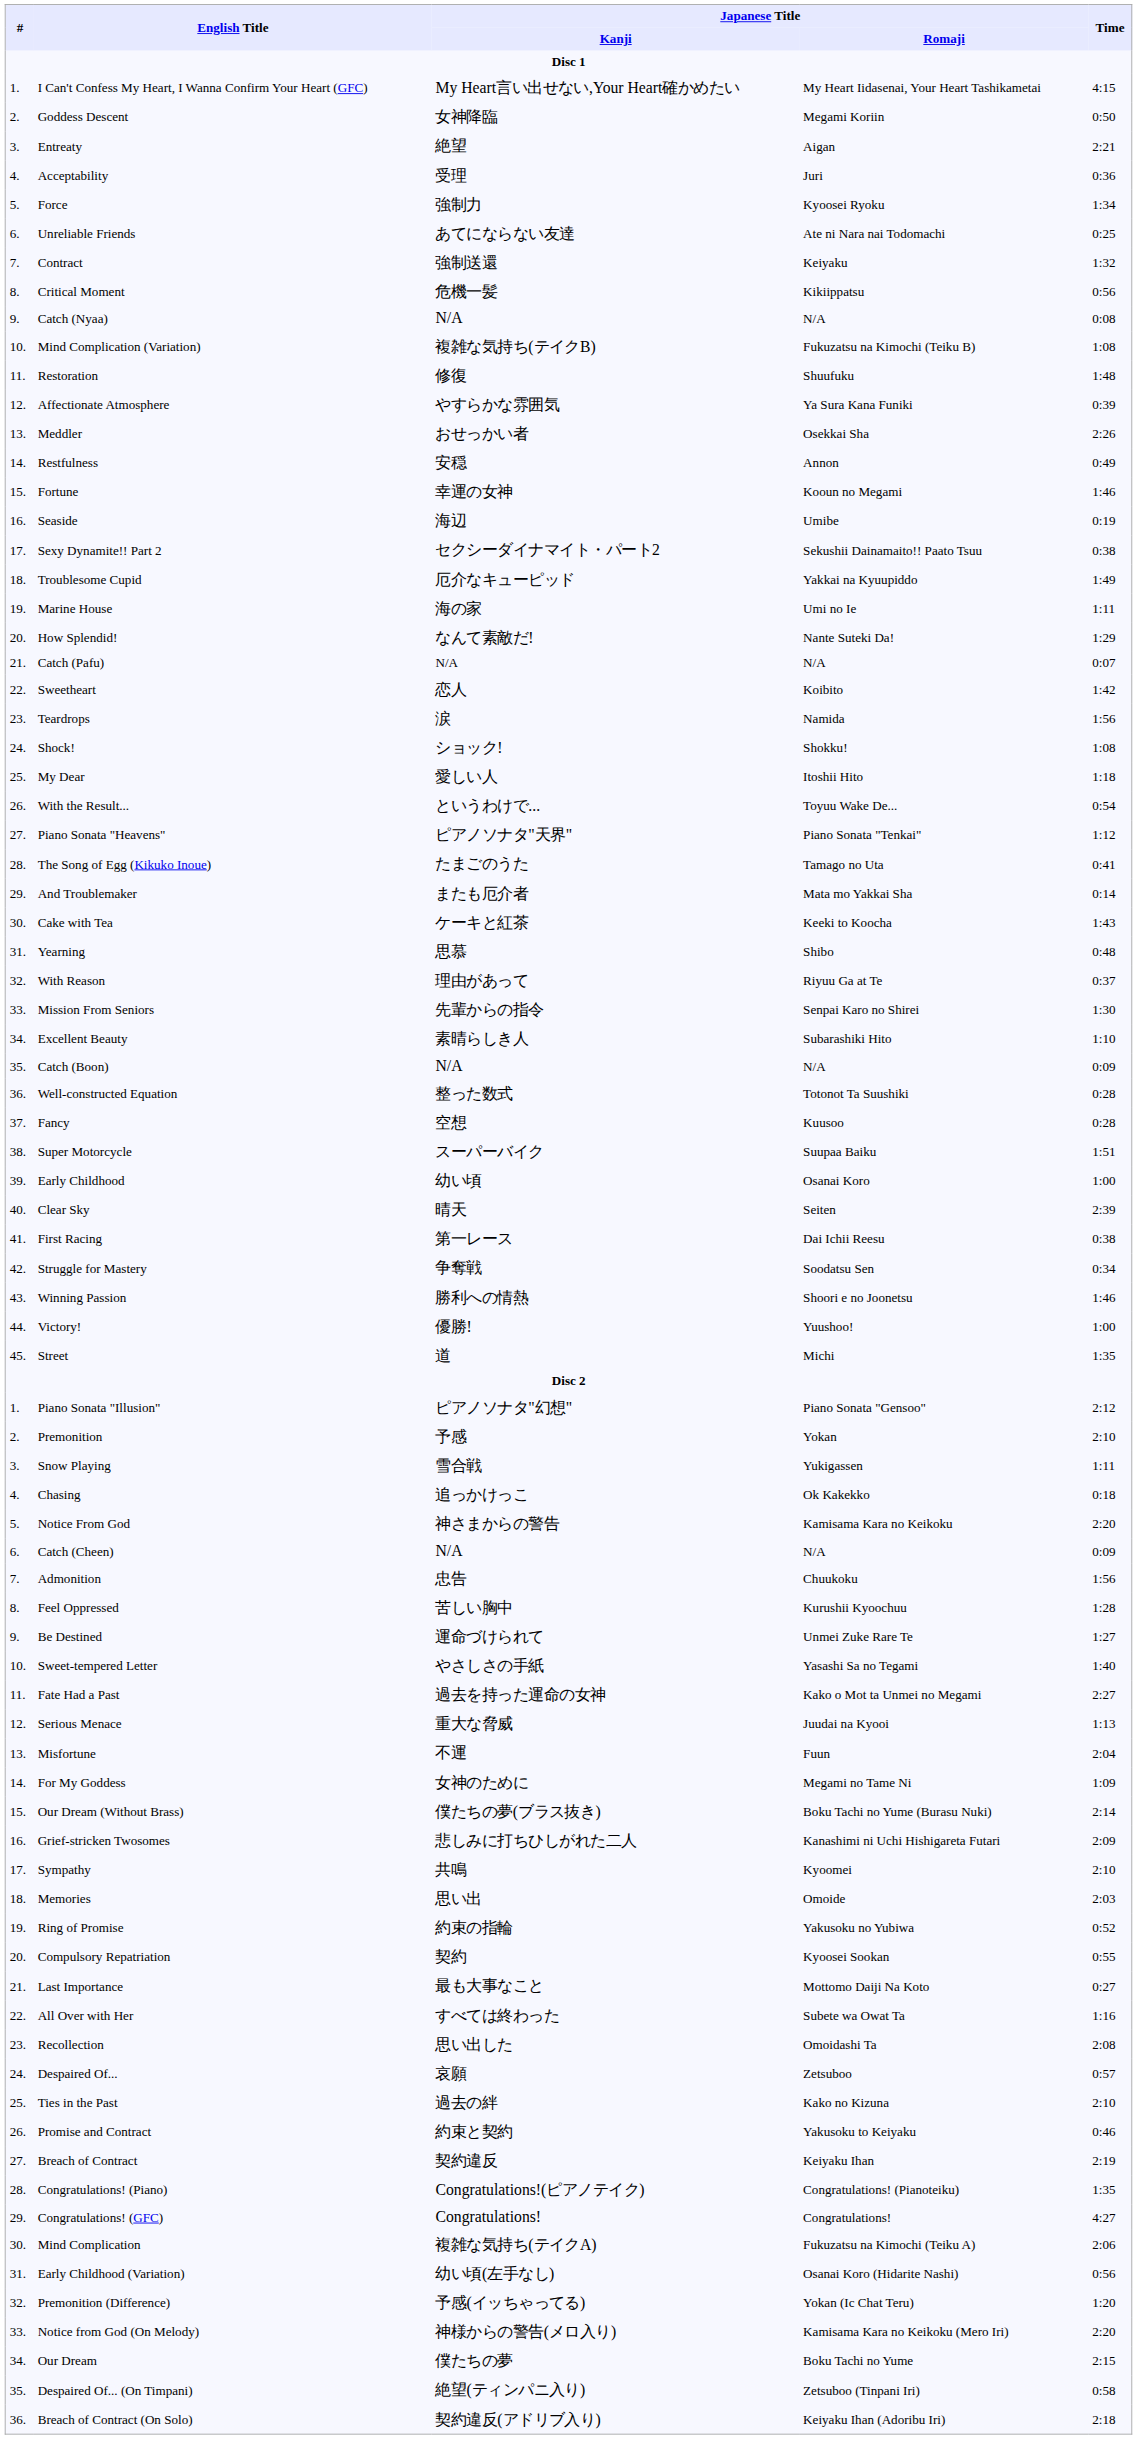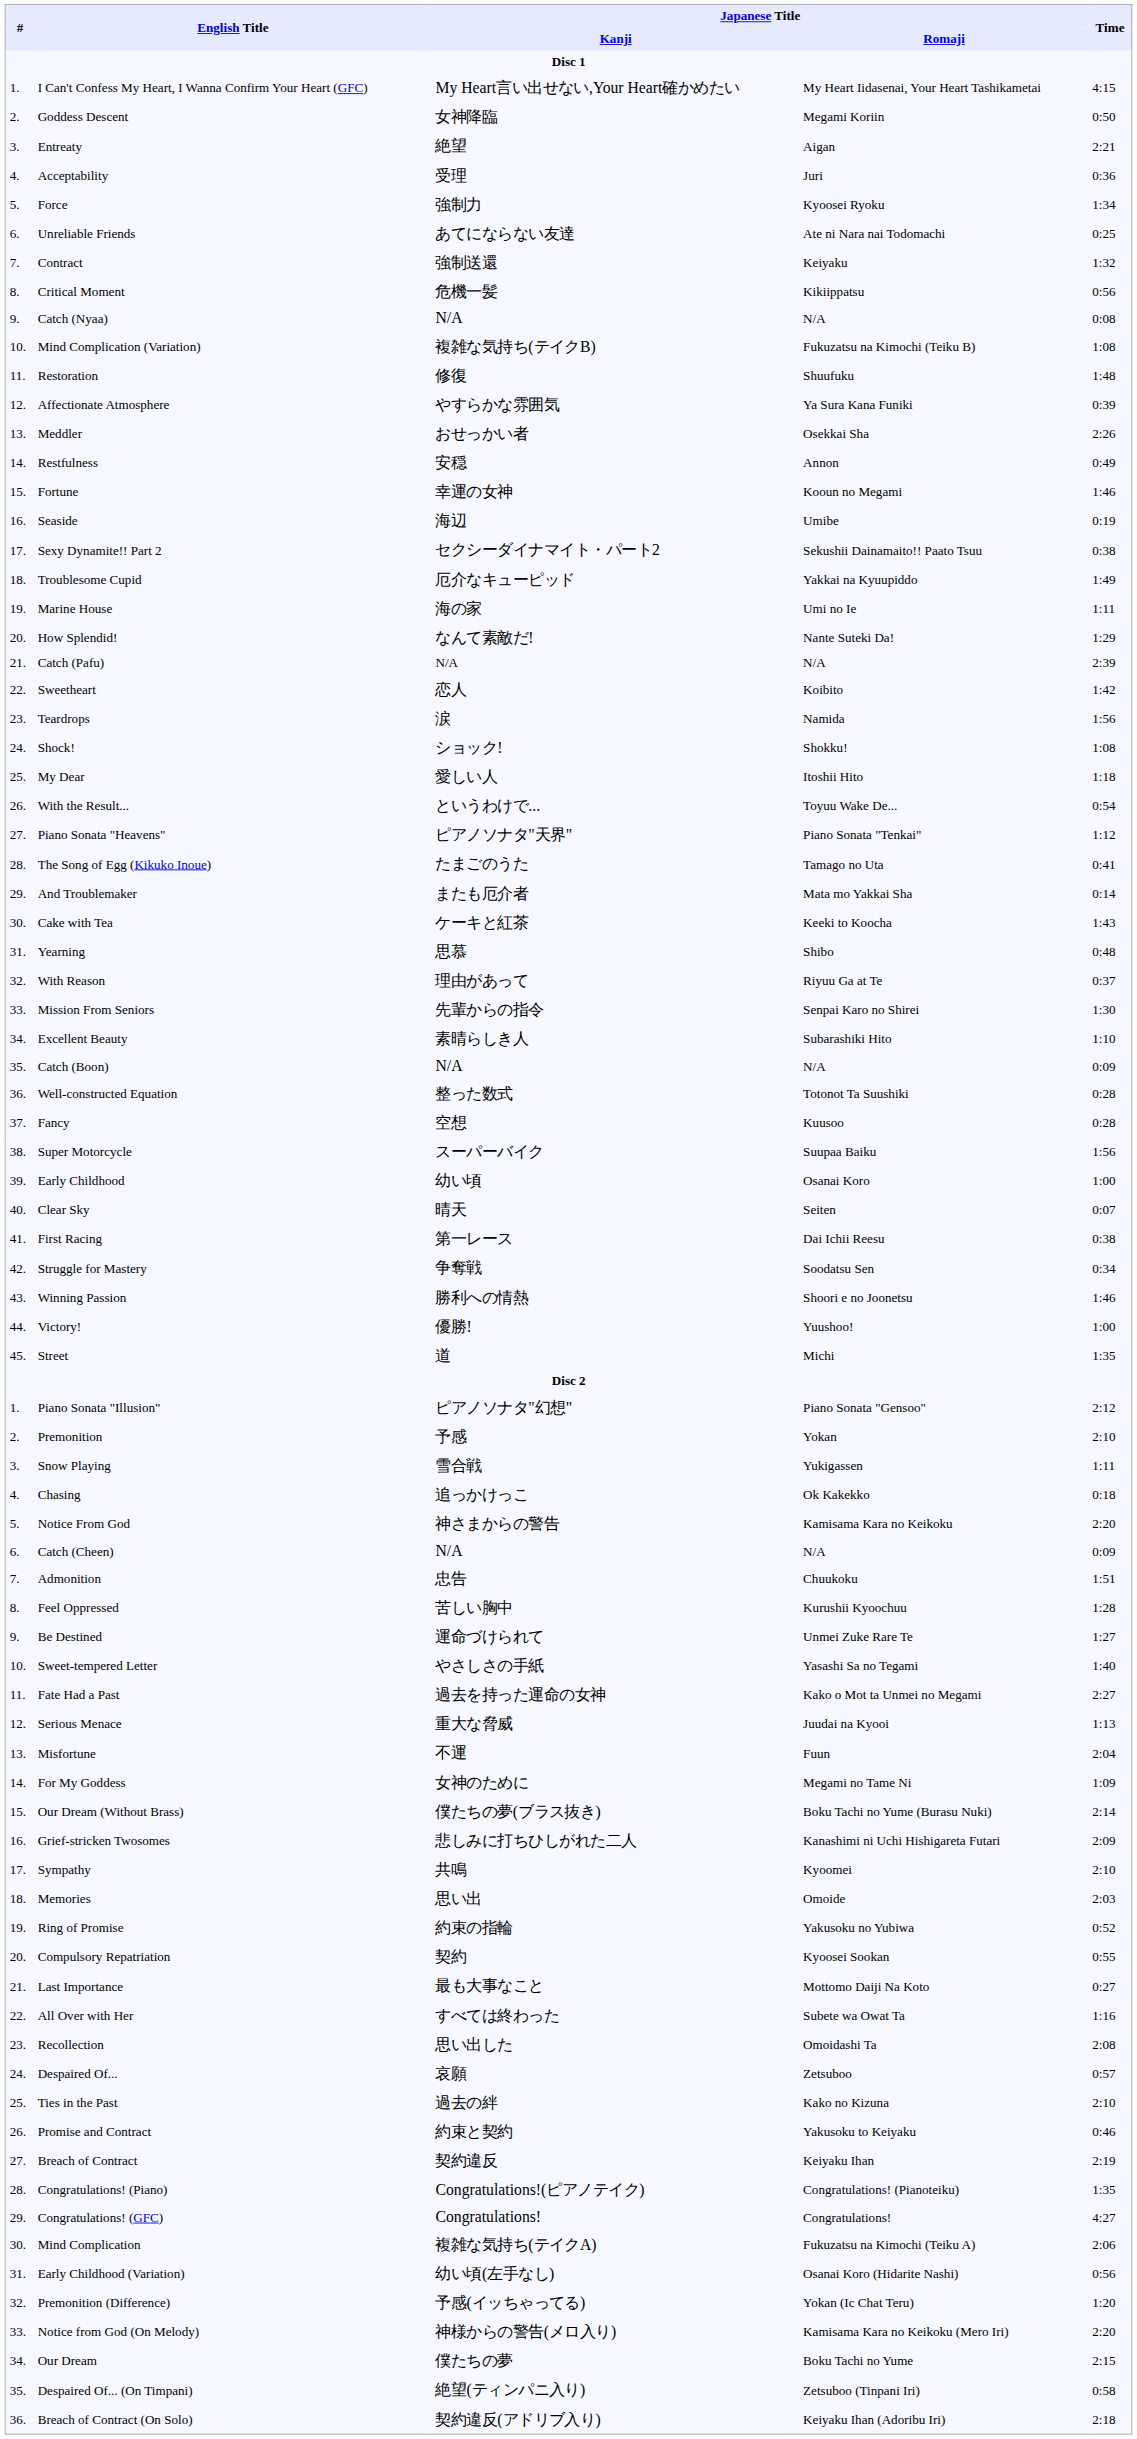(1104, 663) 0:07 -> (1104, 663) 2:39
(1104, 1151) 1:51 -> (1104, 1151) 1:56
(1104, 1209) 2:39 -> (1104, 1209) 0:07
(1104, 1578) 1:56 -> (1104, 1578) 1:51
